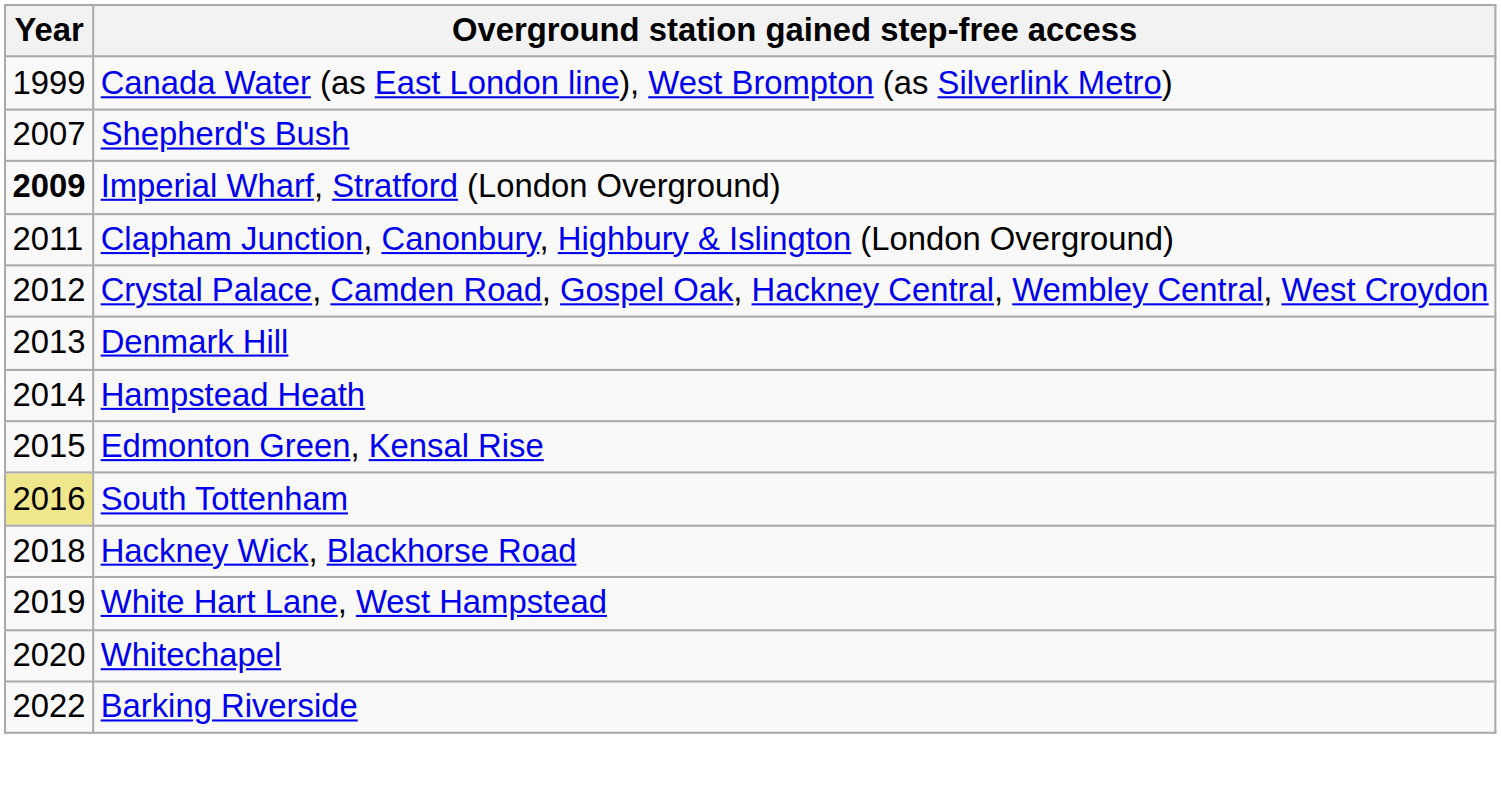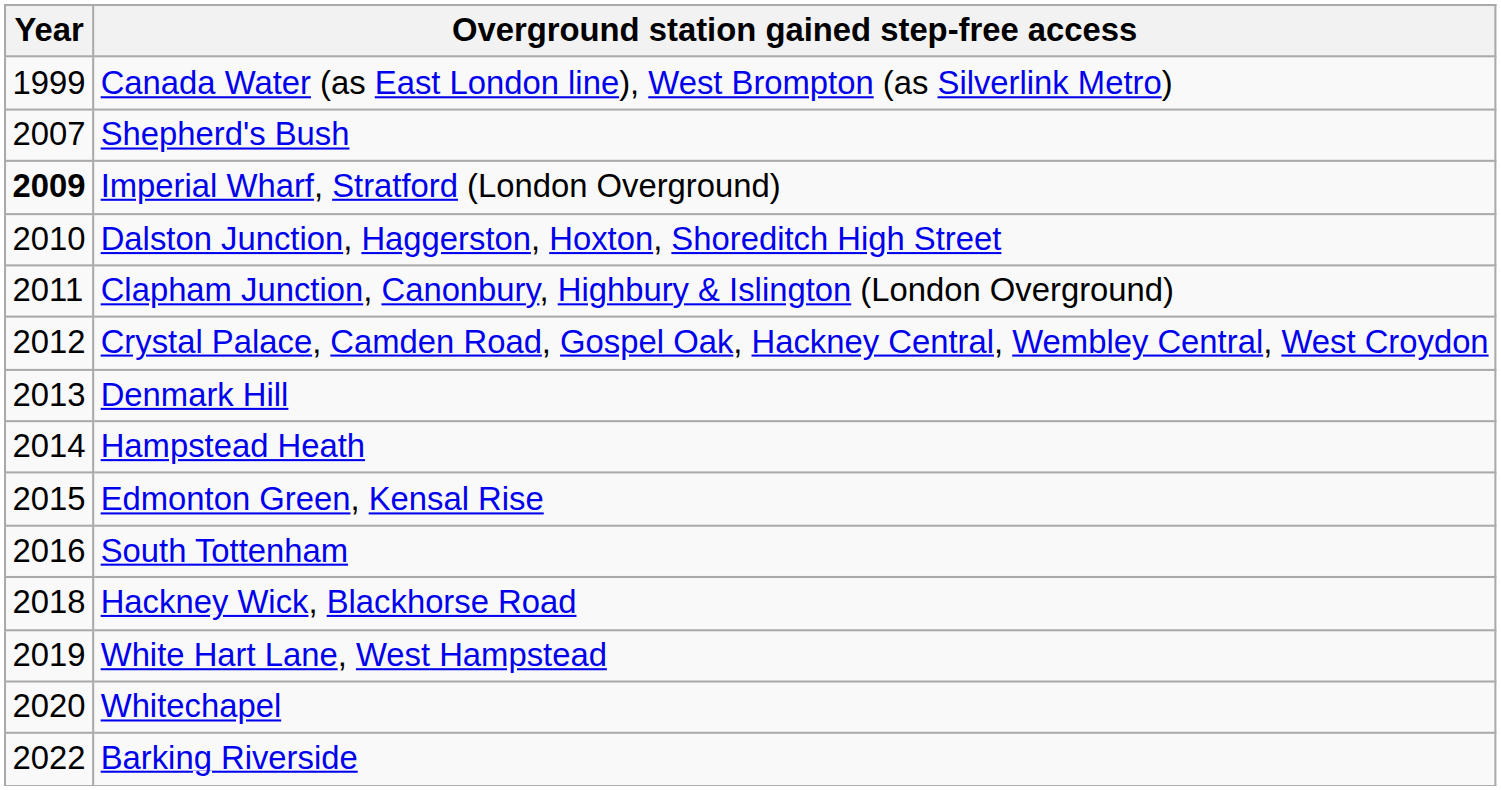+ row: (551, 238)
(49, 498) khaki background -> (49, 550) no background
